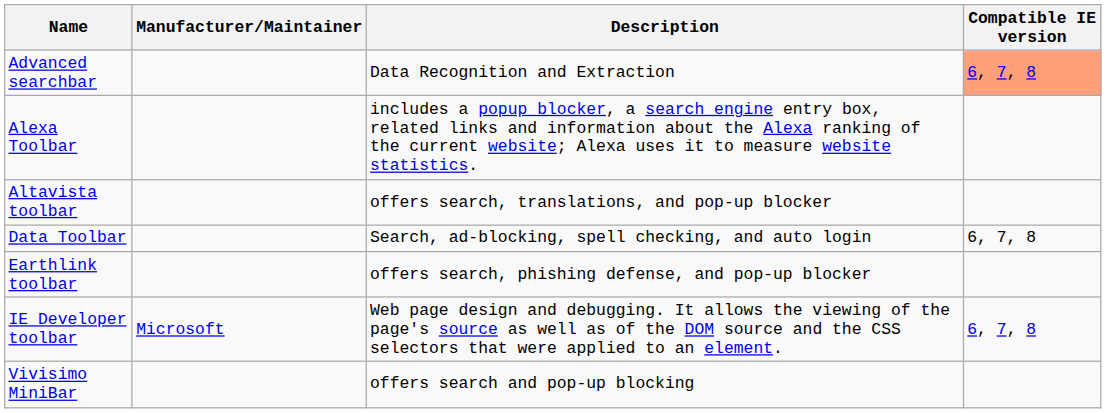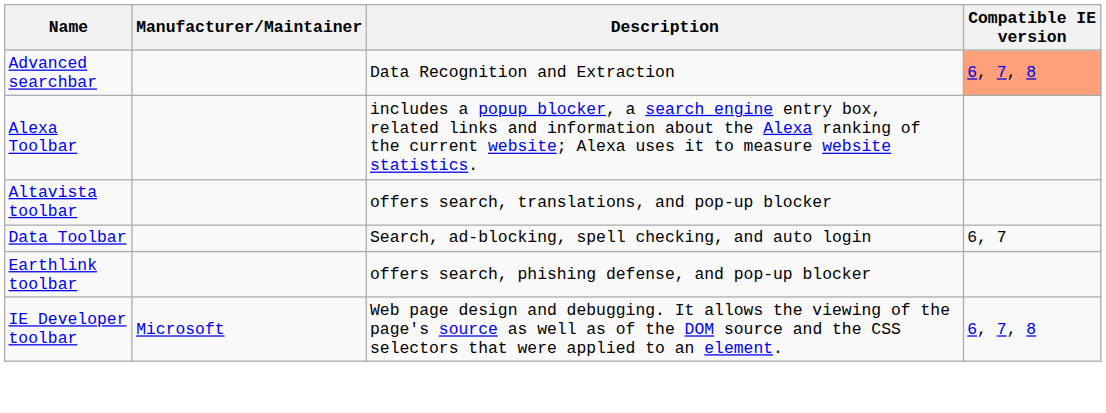(1002, 238) 6, 7, 8 -> (987, 238) 6, 7
- row: (48, 384)
